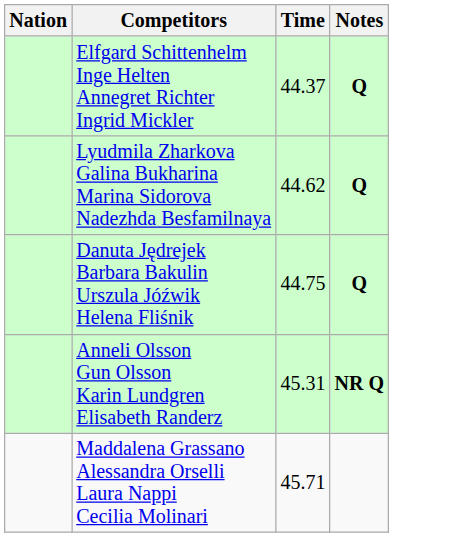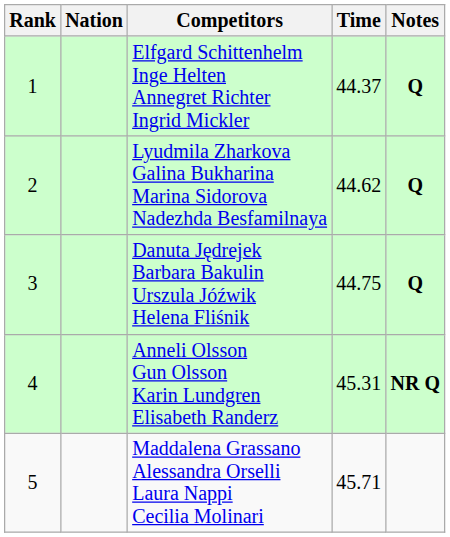+ column: (33, 20)
